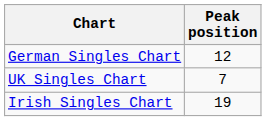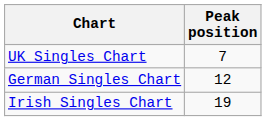rows swapped: (77, 80) <-> (95, 56)
